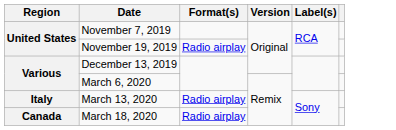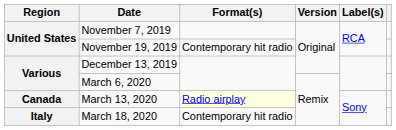(214, 47) Radio airplay -> (237, 47) Contemporary hit radio
(42, 99) Italy -> (42, 99) Canada
(214, 99) no background -> (214, 99) lightyellow background
(42, 116) Canada -> (42, 116) Italy
(214, 116) Radio airplay -> (237, 116) Contemporary hit radio
